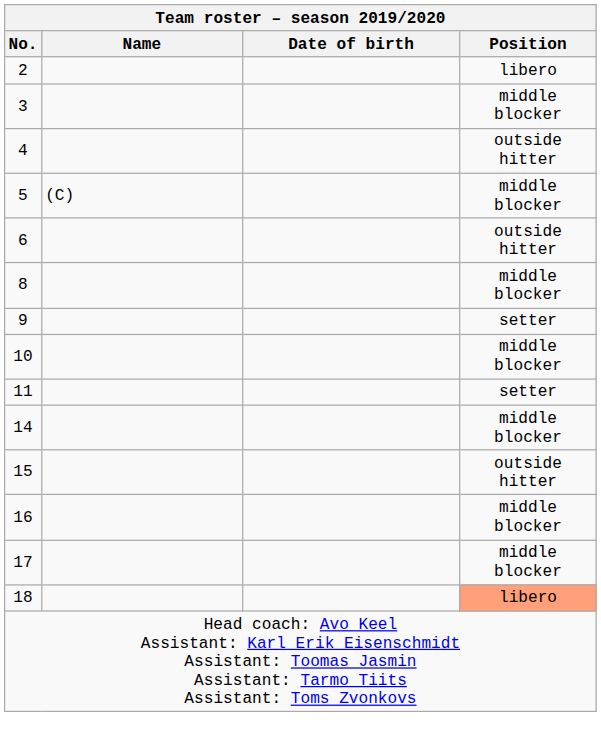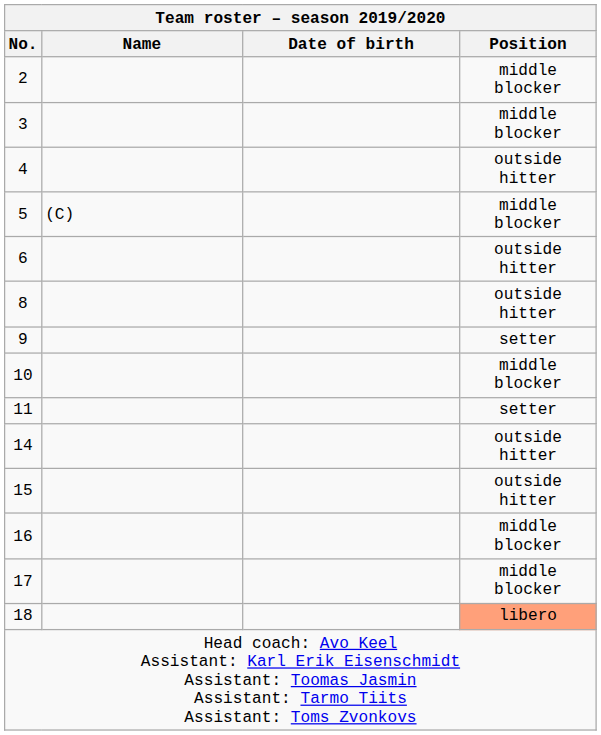(528, 70) libero -> (528, 80) middle blocker
(528, 285) middle blocker -> (528, 304) outside hitter
(528, 428) middle blocker -> (528, 446) outside hitter
